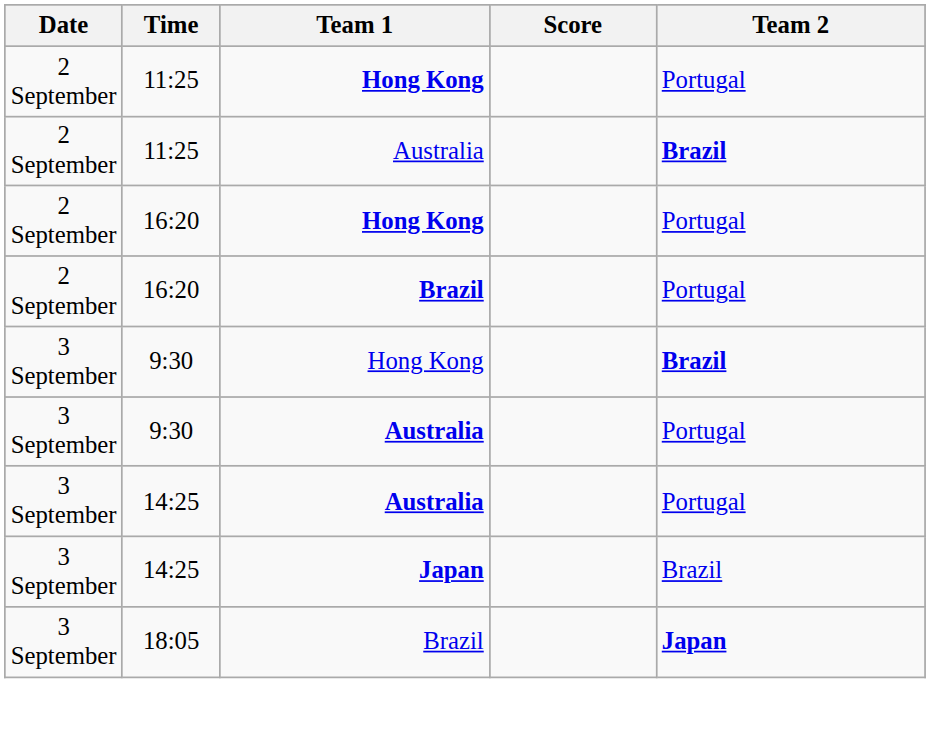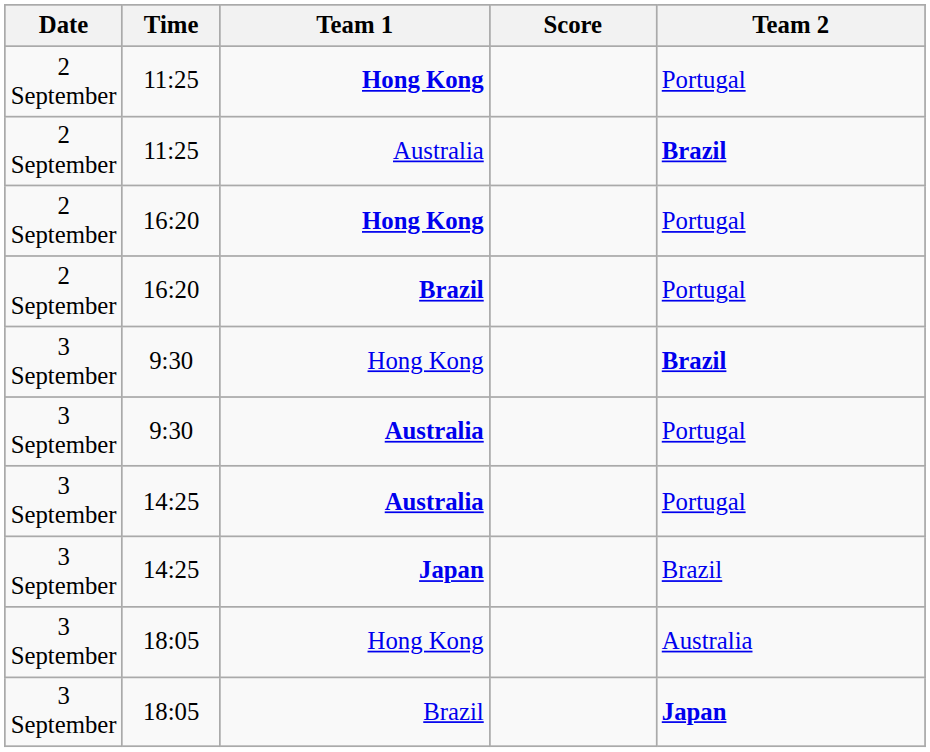+ row: (171, 641)
